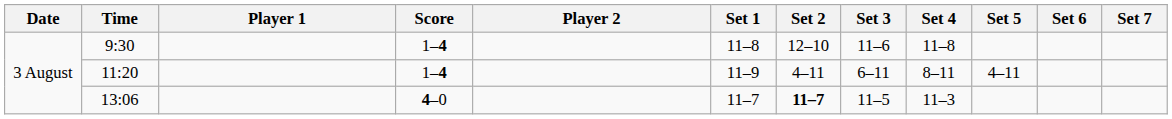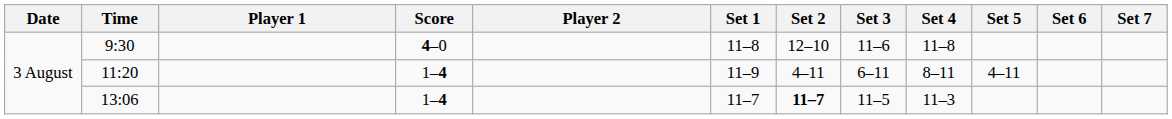(434, 45) 1–4 -> (434, 45) 4–0
(434, 100) 4–0 -> (434, 100) 1–4
